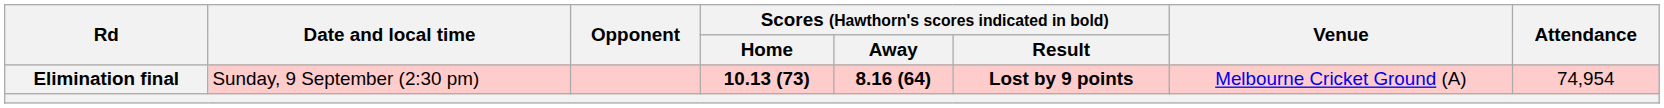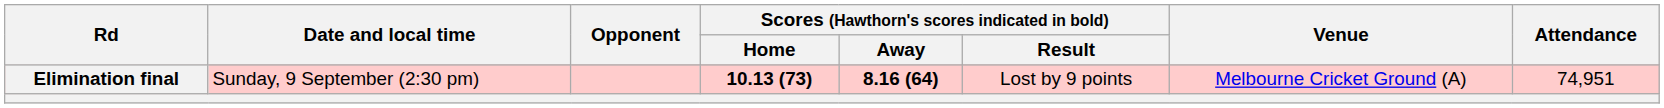(1061, 80) bold -> (1066, 80) normal
(1586, 80) 74,954 -> (1586, 80) 74,951
